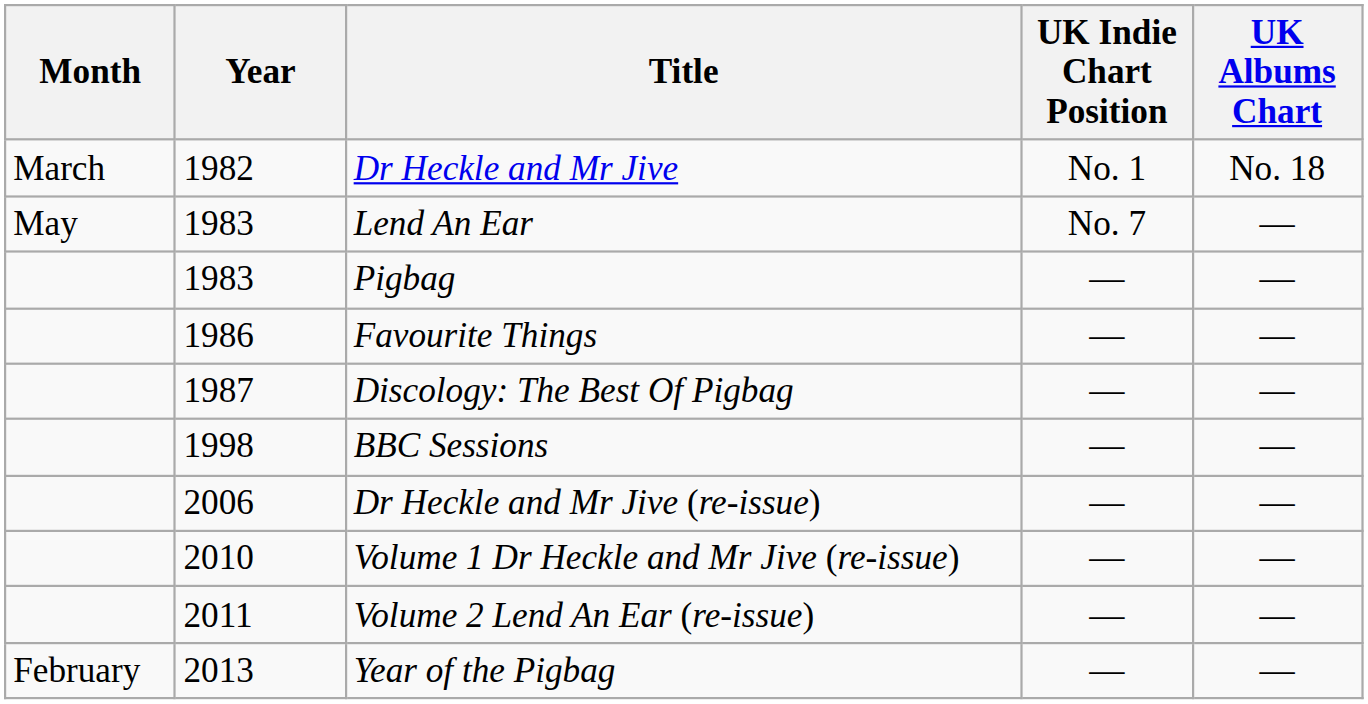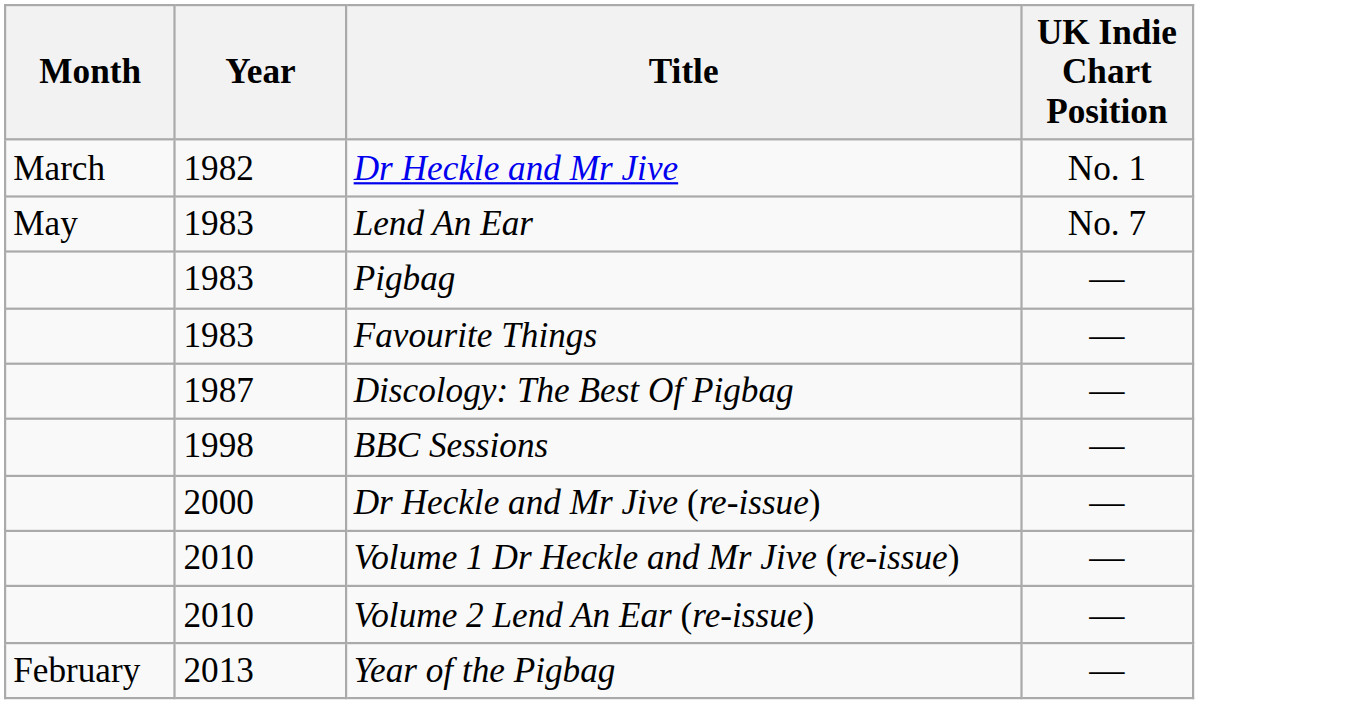- column: (1277, 72)
(219, 334) 1986 -> (219, 334) 1983
(219, 502) 2006 -> (219, 502) 2000
(218, 614) 2011 -> (219, 614) 2010
